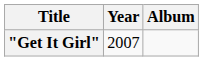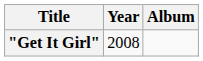(123, 42) 2007 -> (123, 42) 2008
